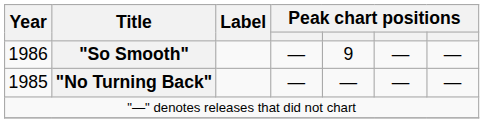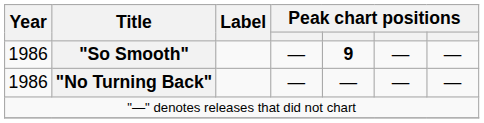(348, 54) normal -> (348, 54) bold
(28, 82) 1985 -> (28, 82) 1986
